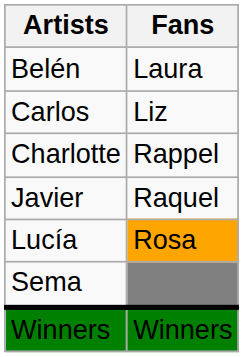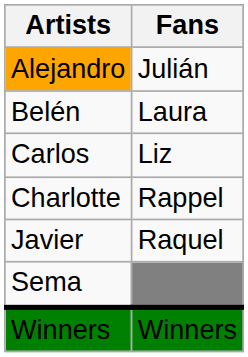+ row: (68, 68)
- row: (44, 240)
